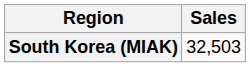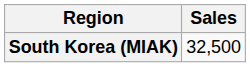(214, 47) 32,503 -> (214, 47) 32,500
